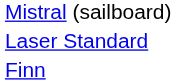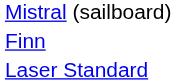rows swapped: (77, 41) <-> (25, 70)
